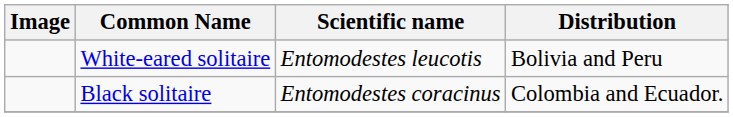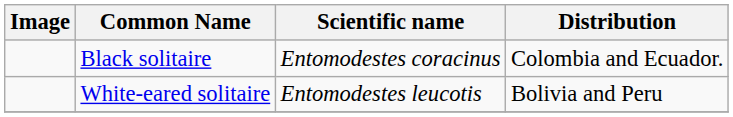rows swapped: (146, 93) <-> (175, 58)
